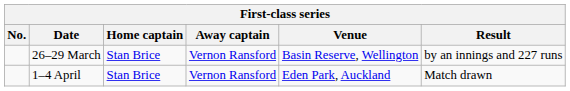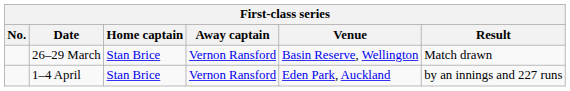(493, 55) by an innings and 227 runs -> (458, 55) Match drawn
(458, 75) Match drawn -> (493, 75) by an innings and 227 runs
